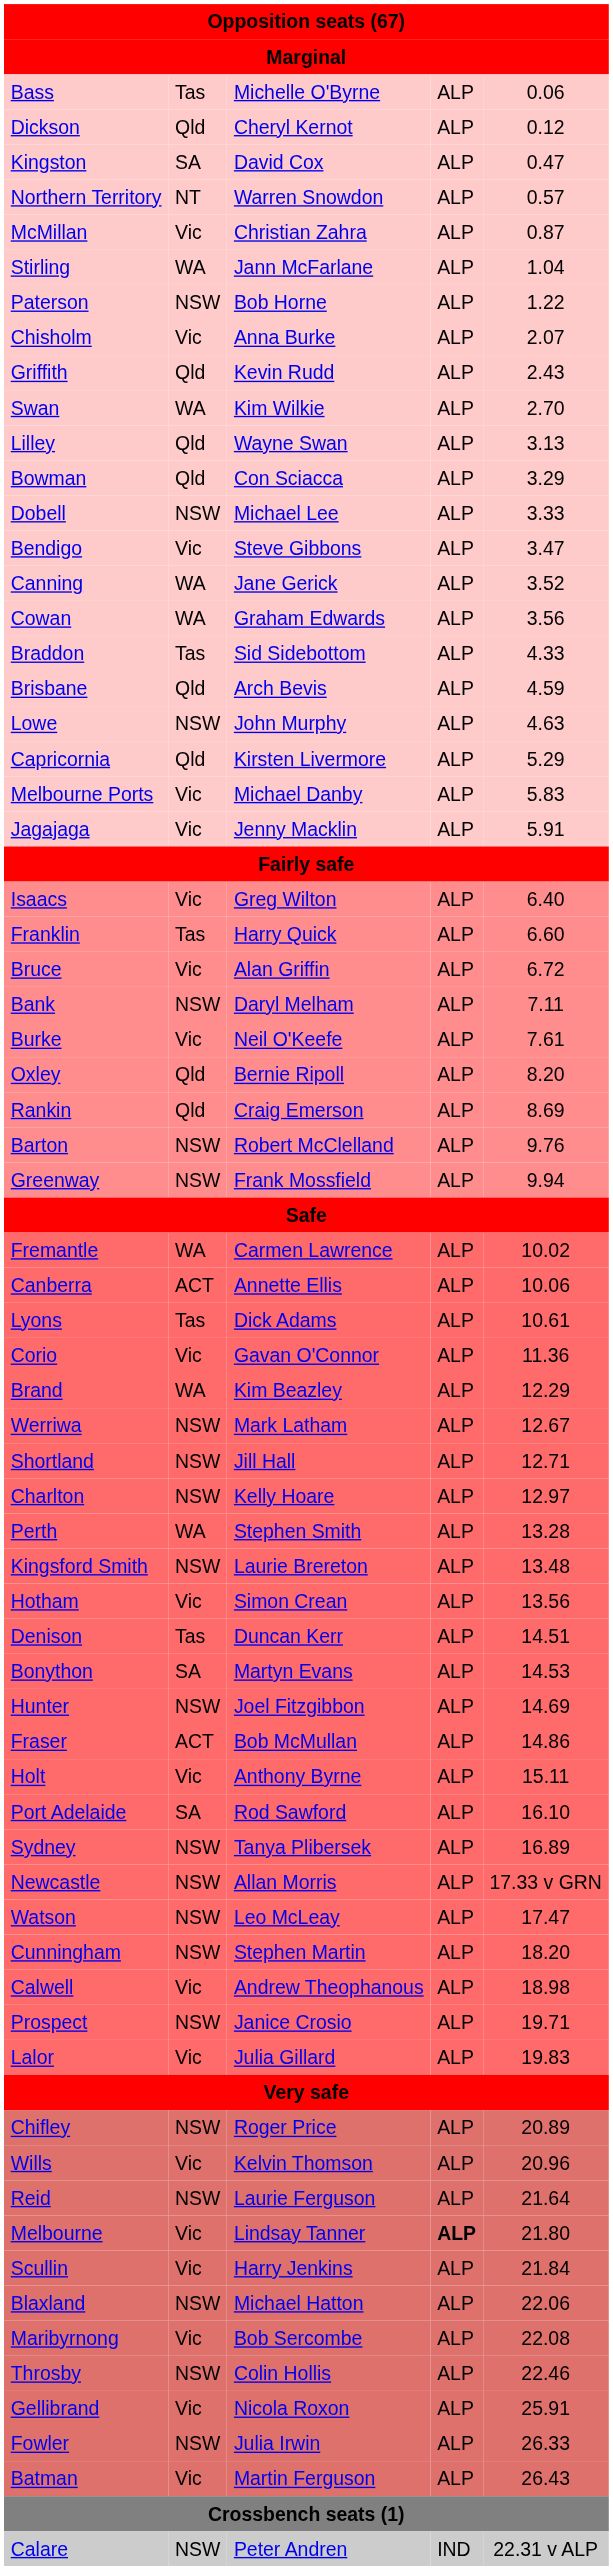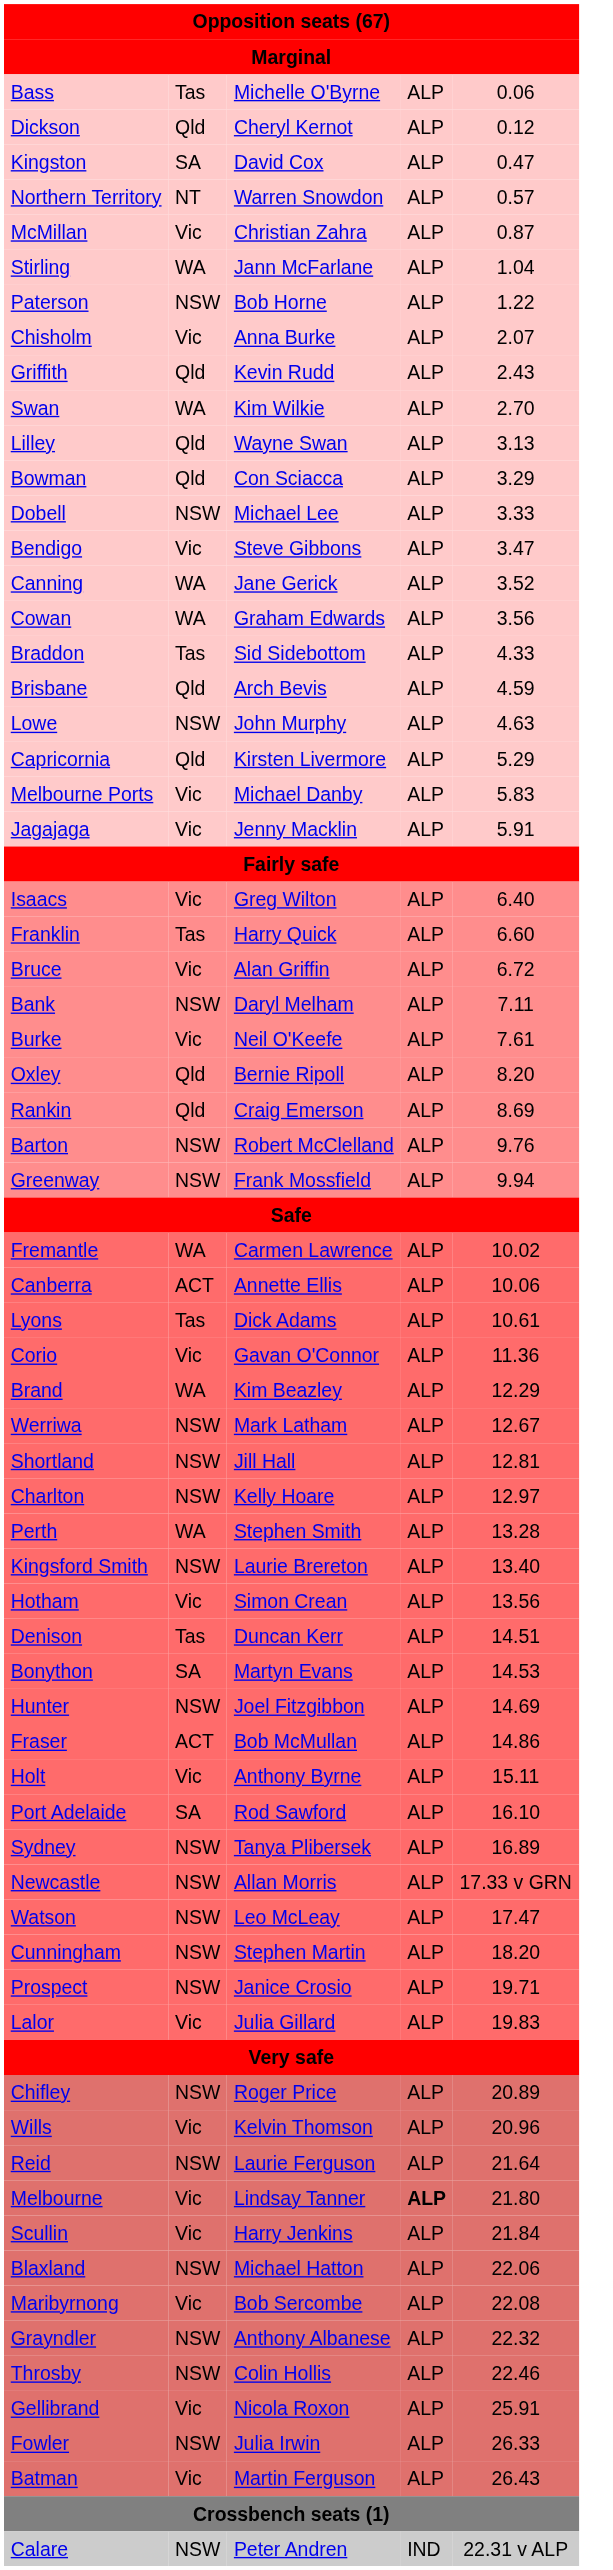(546, 1460) 12.71 -> (516, 1460) 12.81
(546, 1566) 13.48 -> (516, 1566) 13.40
- row: (42, 1987)
+ row: (53, 2338)
